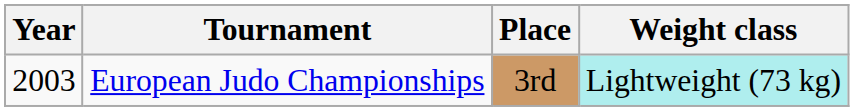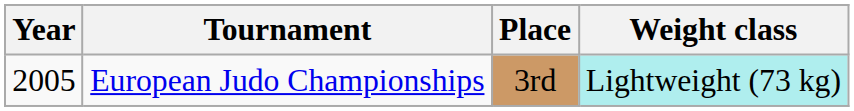(44, 79) 2003 -> (44, 79) 2005
